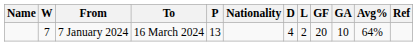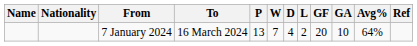columns swapped: (254, 13) <-> (47, 13)
